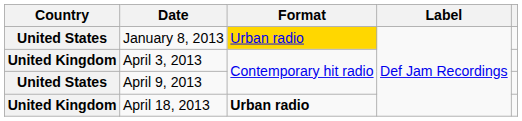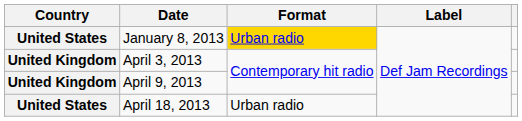(62, 82) United States -> (62, 82) United Kingdom
(62, 104) United Kingdom -> (62, 104) United States
(270, 104) bold -> (267, 104) normal
